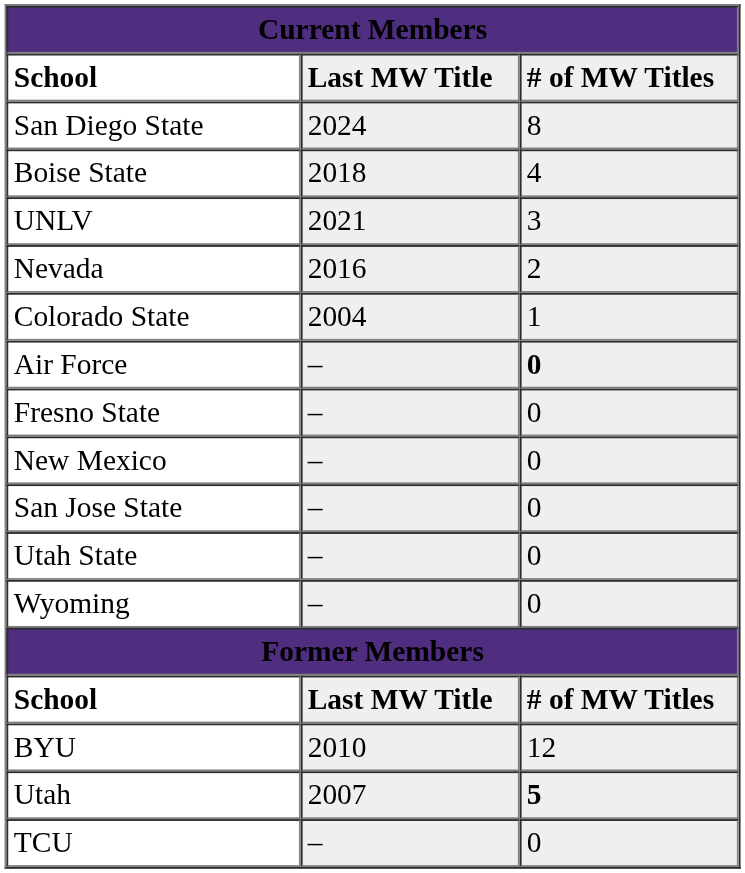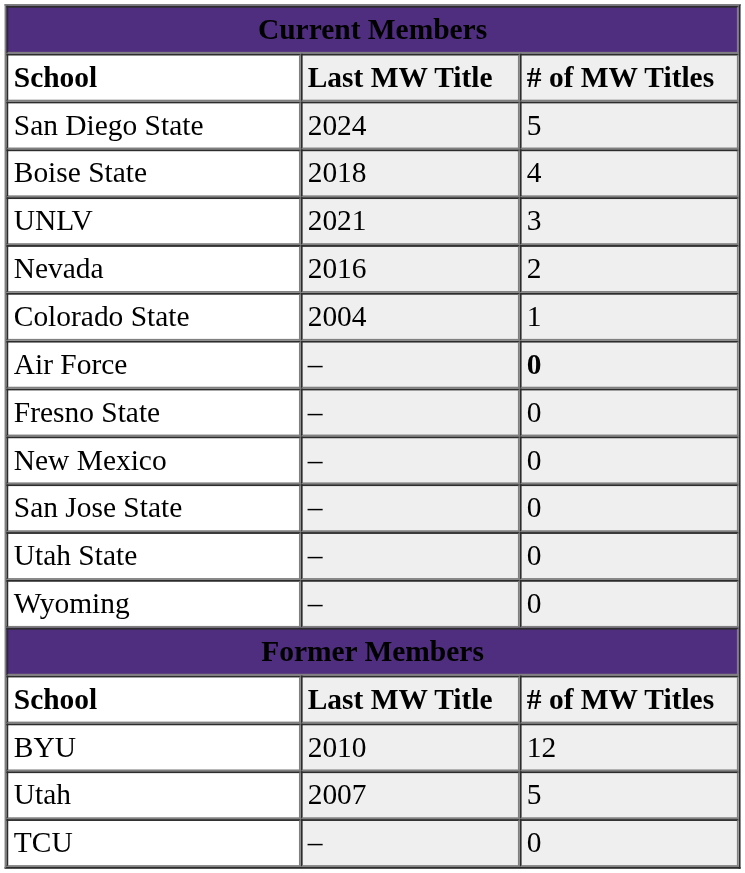(534, 125) 8 -> (534, 125) 5
(534, 794) bold -> (534, 794) normal
